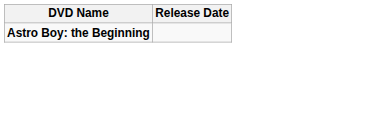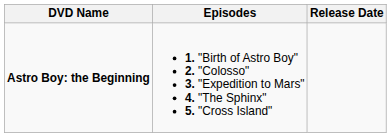+ column: (230, 13)
